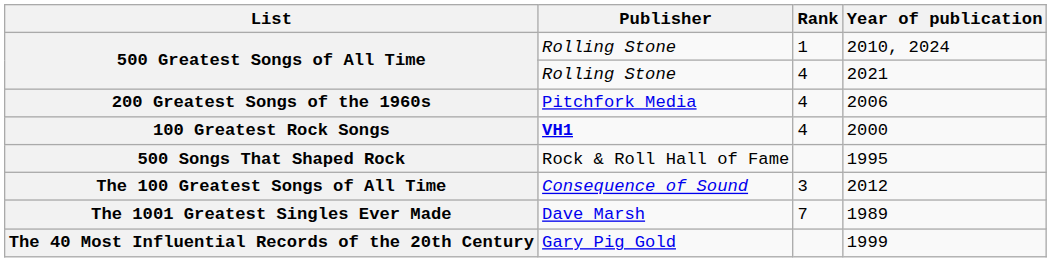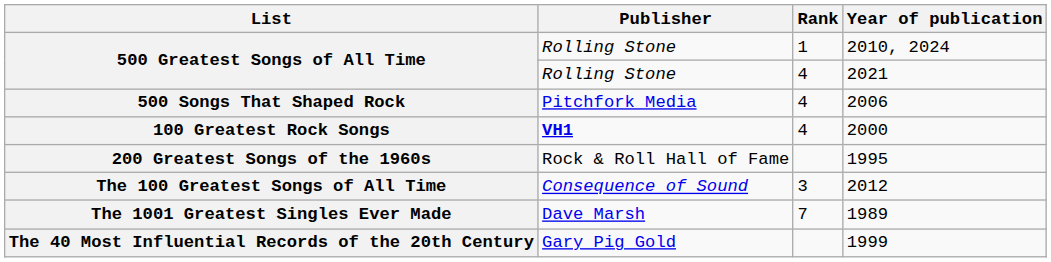(271, 103) 200 Greatest Songs of the 1960s -> (271, 103) 500 Songs That Shaped Rock
(271, 158) 500 Songs That Shaped Rock -> (271, 158) 200 Greatest Songs of the 1960s
